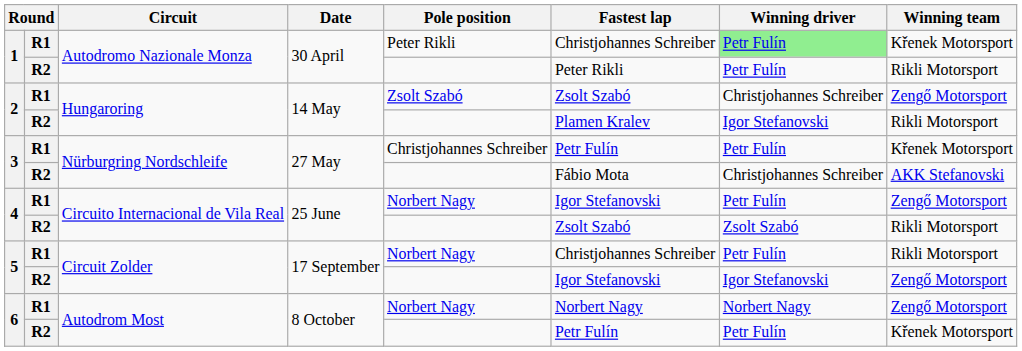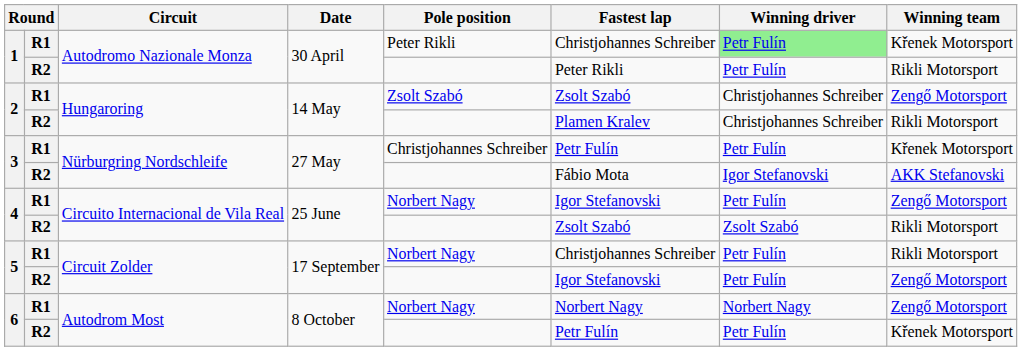(776, 122) Igor Stefanovski -> (803, 122) Christjohannes Schreiber
(803, 174) Christjohannes Schreiber -> (776, 174) Igor Stefanovski
(776, 279) Igor Stefanovski -> (754, 279) Petr Fulín
